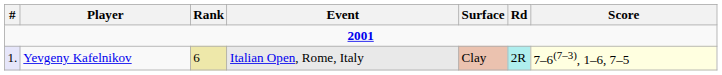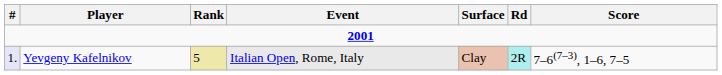(197, 58) 6 -> (197, 58) 5
(581, 58) lightyellow background -> (581, 58) no background
